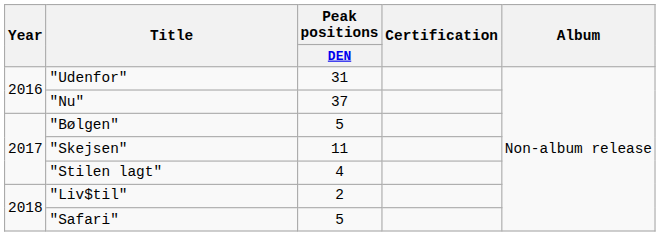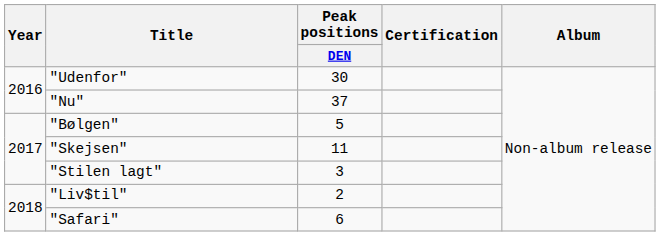(340, 78) 31 -> (340, 78) 30
(340, 172) 4 -> (340, 172) 3
(340, 219) 5 -> (340, 219) 6
